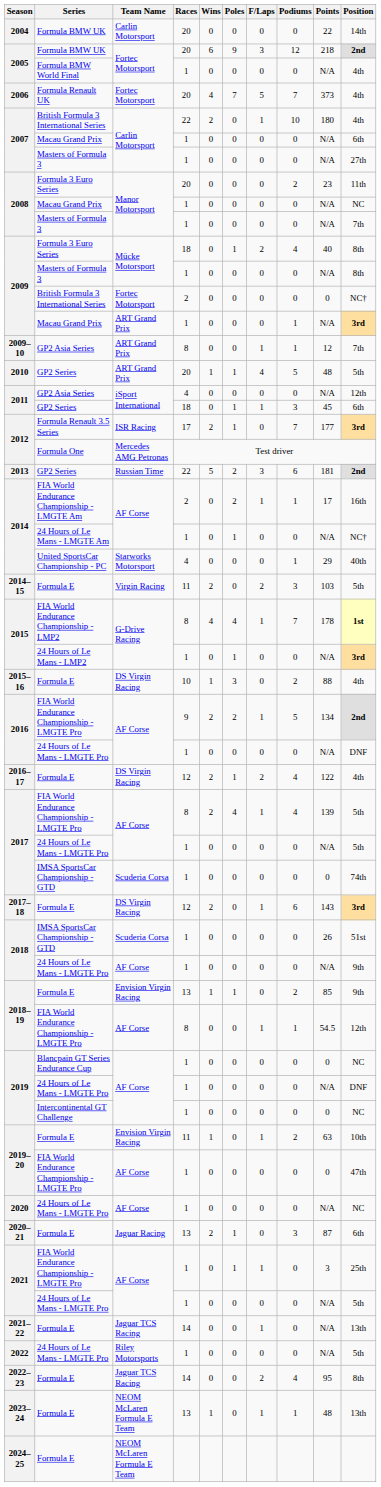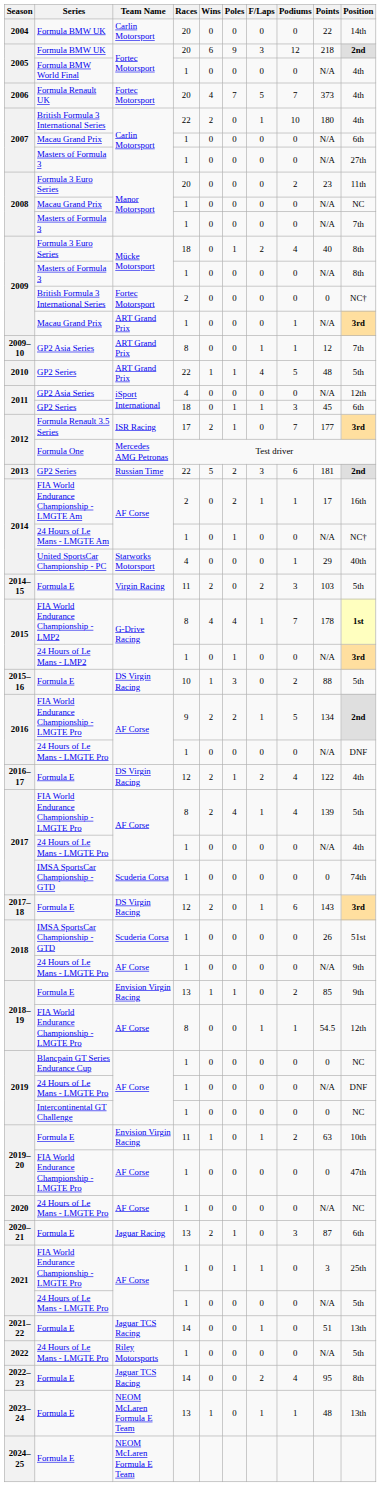(186, 373) 20 -> (186, 373) 22
(358, 682) 4th -> (358, 682) 5th
(358, 847) 5th -> (358, 847) 4th
(327, 1328) N/A -> (327, 1328) 51
